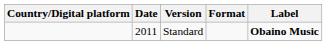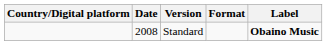(146, 31) 2011 -> (146, 31) 2008
